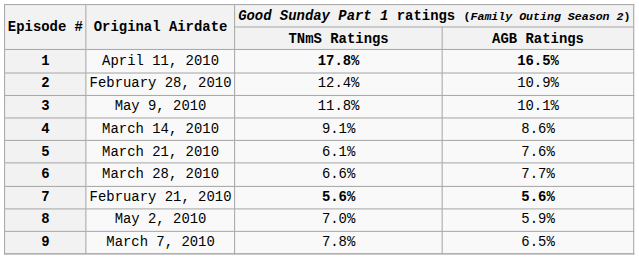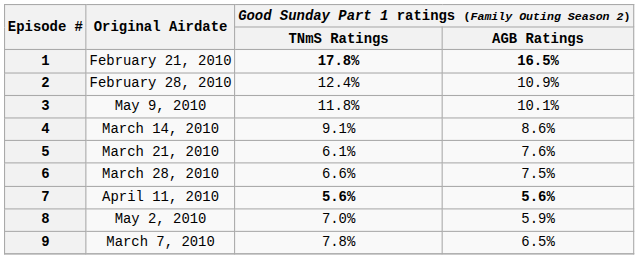(161, 61) April 11, 2010 -> (161, 61) February 21, 2010
(538, 175) 7.7% -> (538, 175) 7.5%
(161, 197) February 21, 2010 -> (161, 197) April 11, 2010
